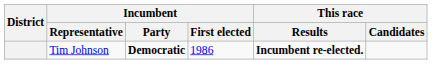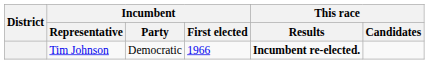(157, 50) bold -> (155, 50) normal
(202, 50) 1986 -> (199, 50) 1966
